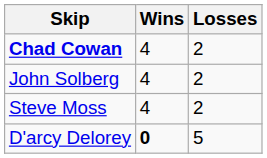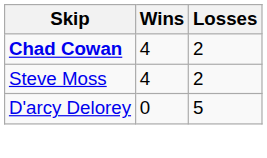- row: (64, 78)
(145, 138) bold -> (145, 108) normal
